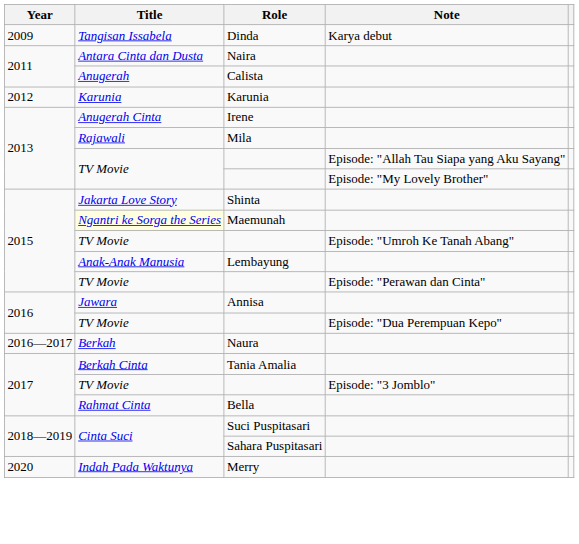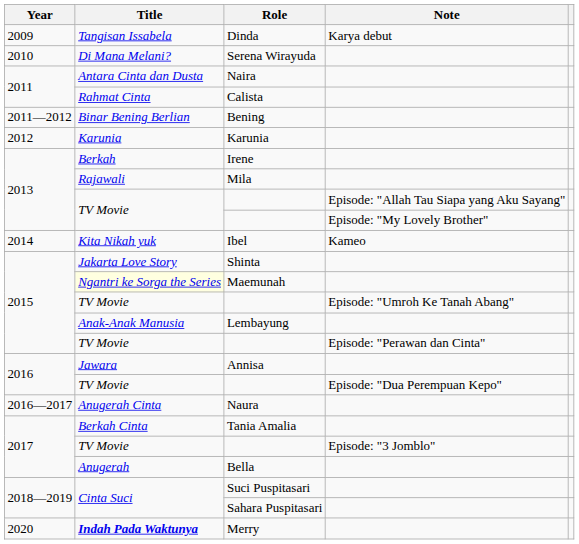+ row: (271, 55)
(104, 76) Anugerah -> (114, 96) Rahmat Cinta
+ row: (246, 117)
(120, 117) Anugerah Cinta -> (97, 158) Berkah
+ row: (237, 240)
(97, 343) Berkah -> (120, 405) Anugerah Cinta
(114, 405) Rahmat Cinta -> (104, 466) Anugerah
(136, 466) normal -> (138, 528) bold
